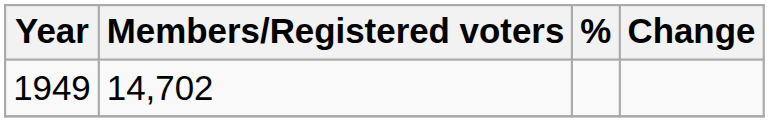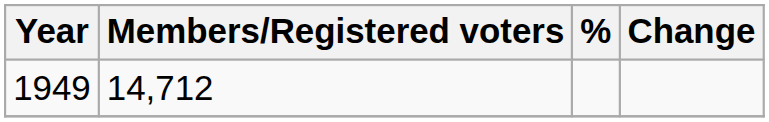(160, 87) 14,702 -> (160, 87) 14,712
